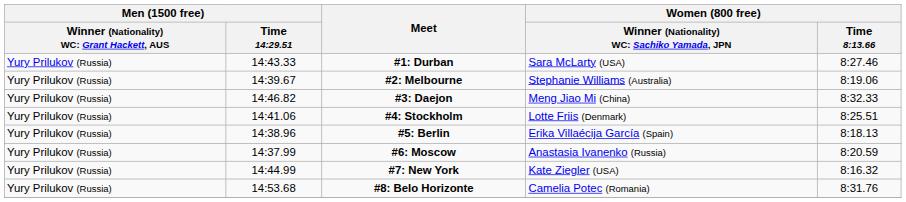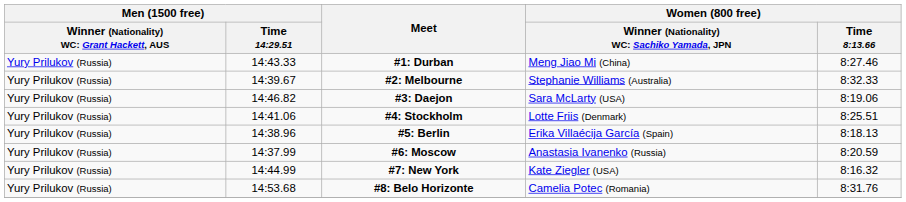(577, 62) Sara McLarty (USA) -> (579, 62) Meng Jiao Mi (China)
(859, 80) 8:19.06 -> (859, 80) 8:32.33
(579, 98) Meng Jiao Mi (China) -> (577, 98) Sara McLarty (USA)
(859, 98) 8:32.33 -> (859, 98) 8:19.06
